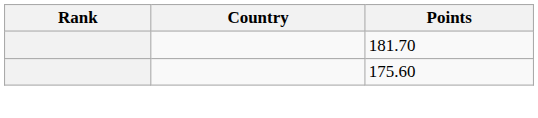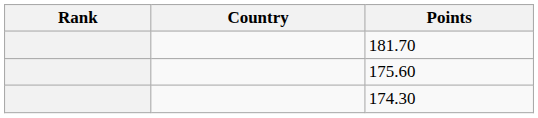+ row: (392, 98)
